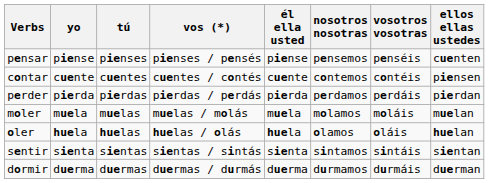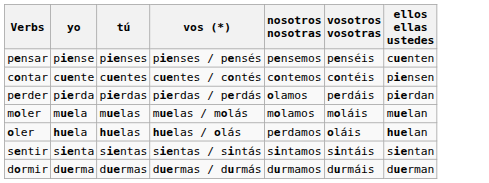- column: (287, 27)
(341, 95) perdamos -> (287, 95) olamos
(334, 132) olamos -> (294, 132) perdamos
